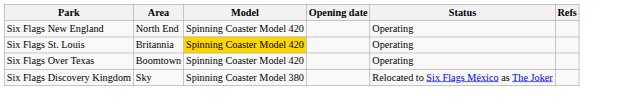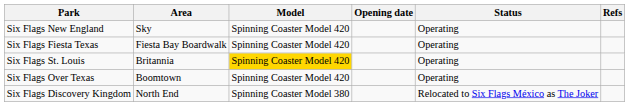(157, 28) North End -> (144, 28) Sky
+ row: (52, 45)
(144, 77) Sky -> (157, 93) North End
